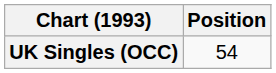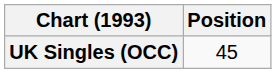(227, 52) 54 -> (227, 52) 45
